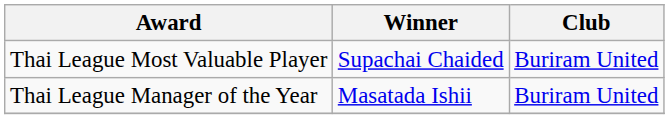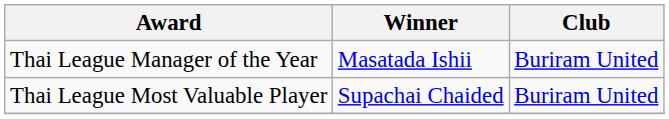rows swapped: (164, 95) <-> (169, 58)
